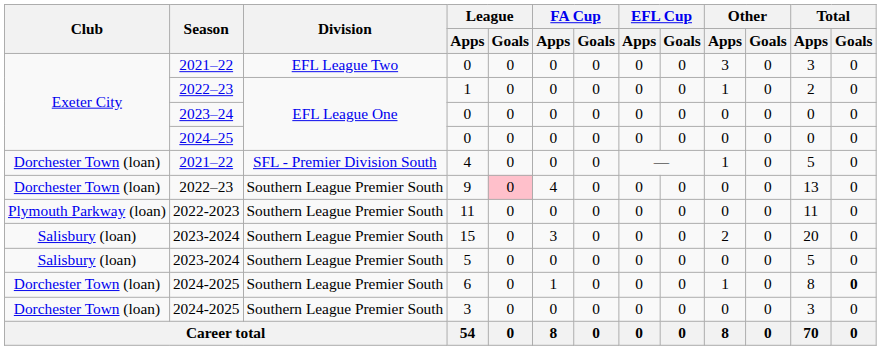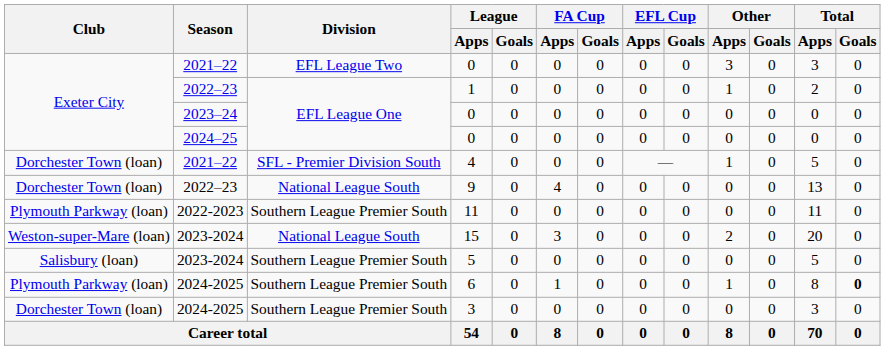(345, 187) Southern League Premier South -> (349, 187) National League South
(510, 187) pink background -> (514, 187) no background
(87, 235) Salisbury (loan) -> (89, 235) Weston-super-Mare (loan)
(345, 235) Southern League Premier South -> (349, 235) National League South
(87, 284) Dorchester Town (loan) -> (89, 284) Plymouth Parkway (loan)
